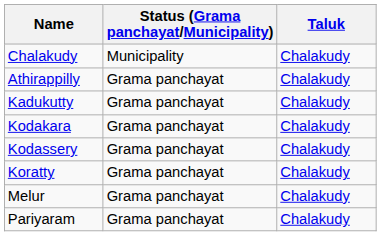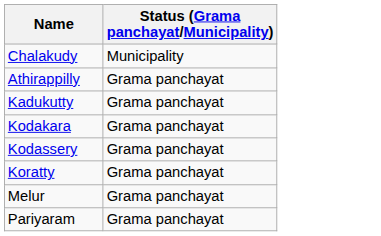- column: (326, 24)
